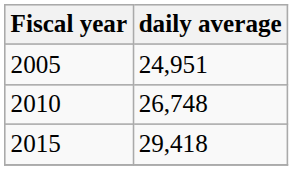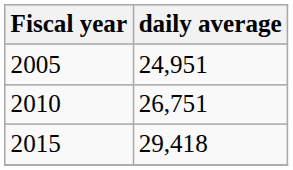(173, 104) 26,748 -> (173, 104) 26,751
